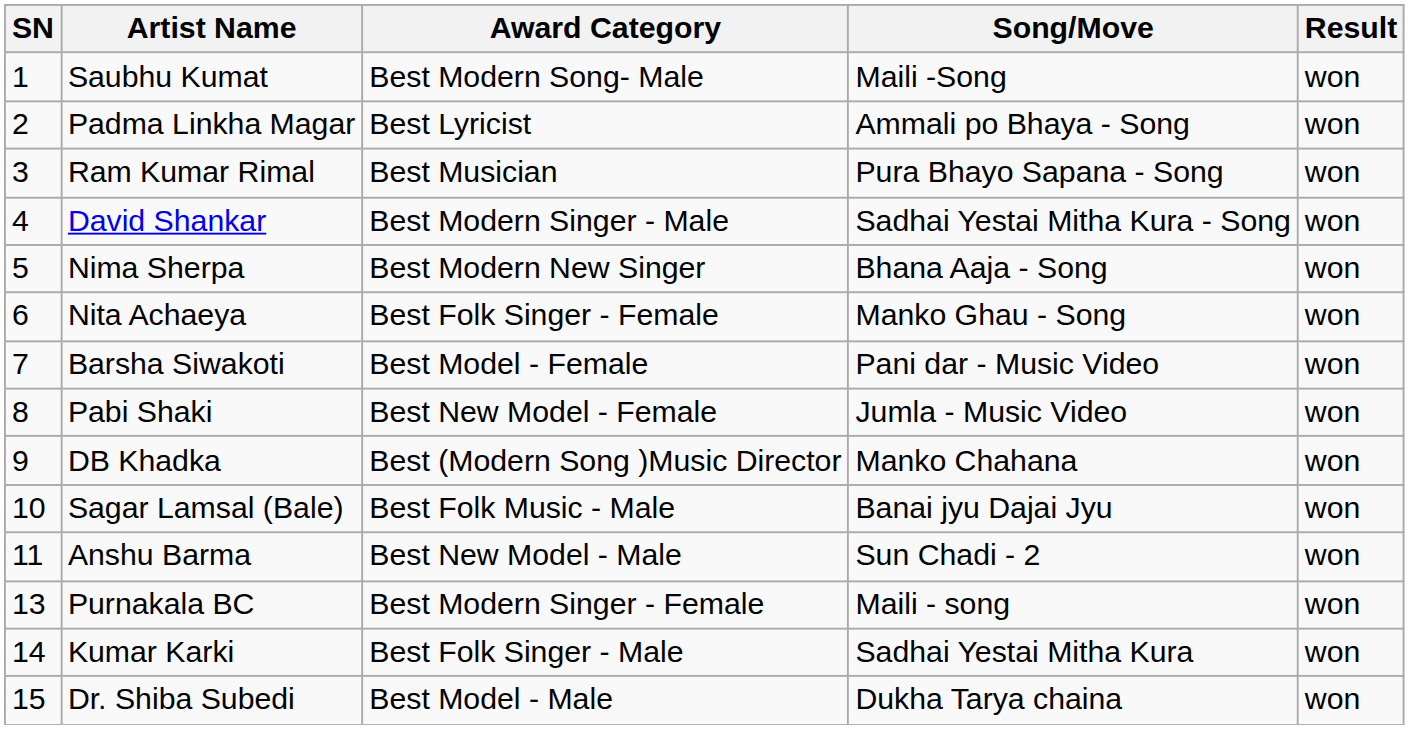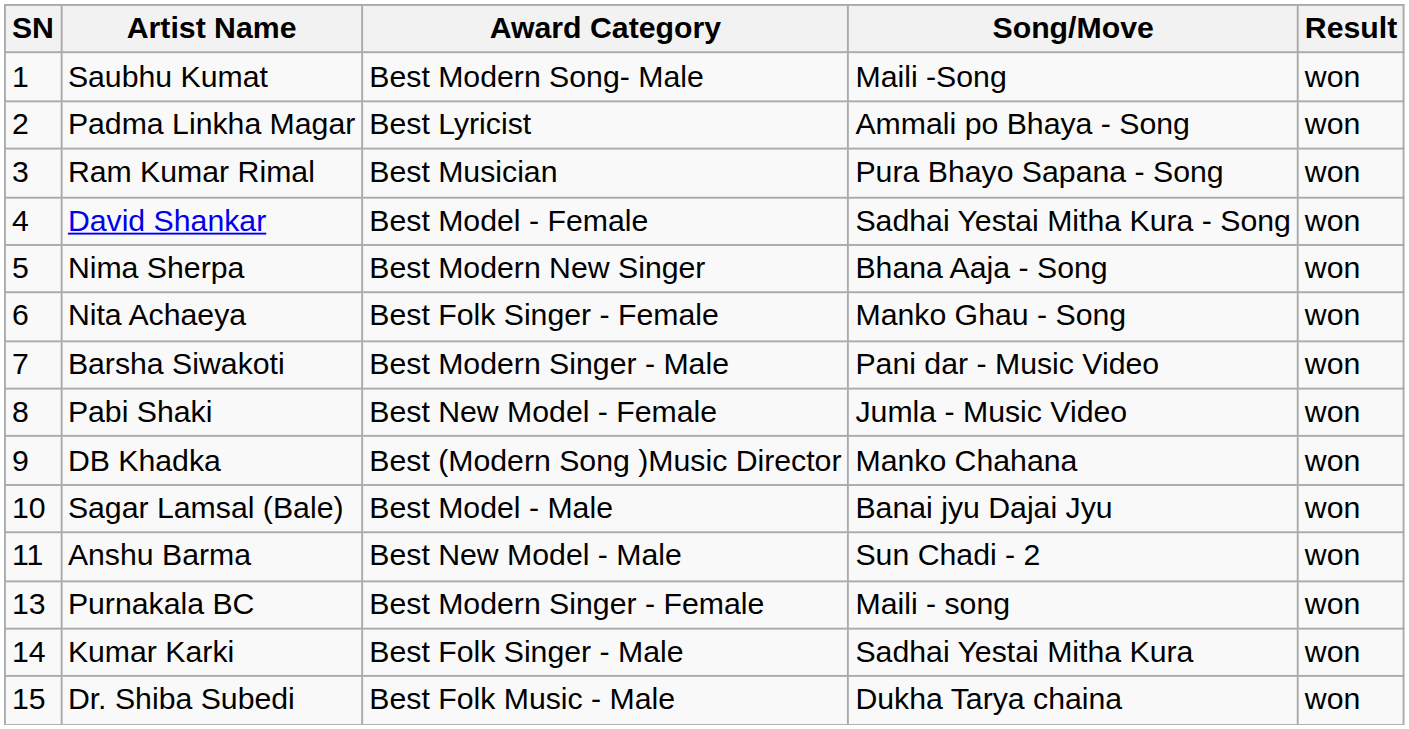(549, 220) Best Modern Singer - Male -> (509, 220) Best Model - Female
(509, 364) Best Model - Female -> (549, 364) Best Modern Singer - Male
(522, 508) Best Folk Music - Male -> (491, 508) Best Model - Male
(491, 699) Best Model - Male -> (522, 699) Best Folk Music - Male
